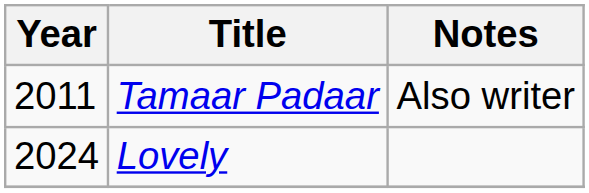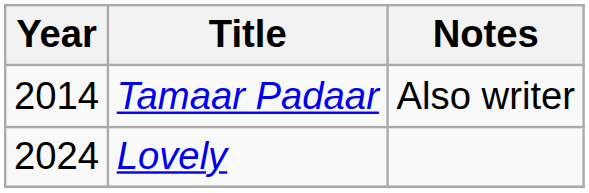(55, 95) 2011 -> (57, 95) 2014
